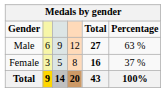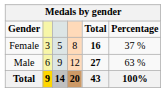rows swapped: (24, 62) <-> (24, 46)
